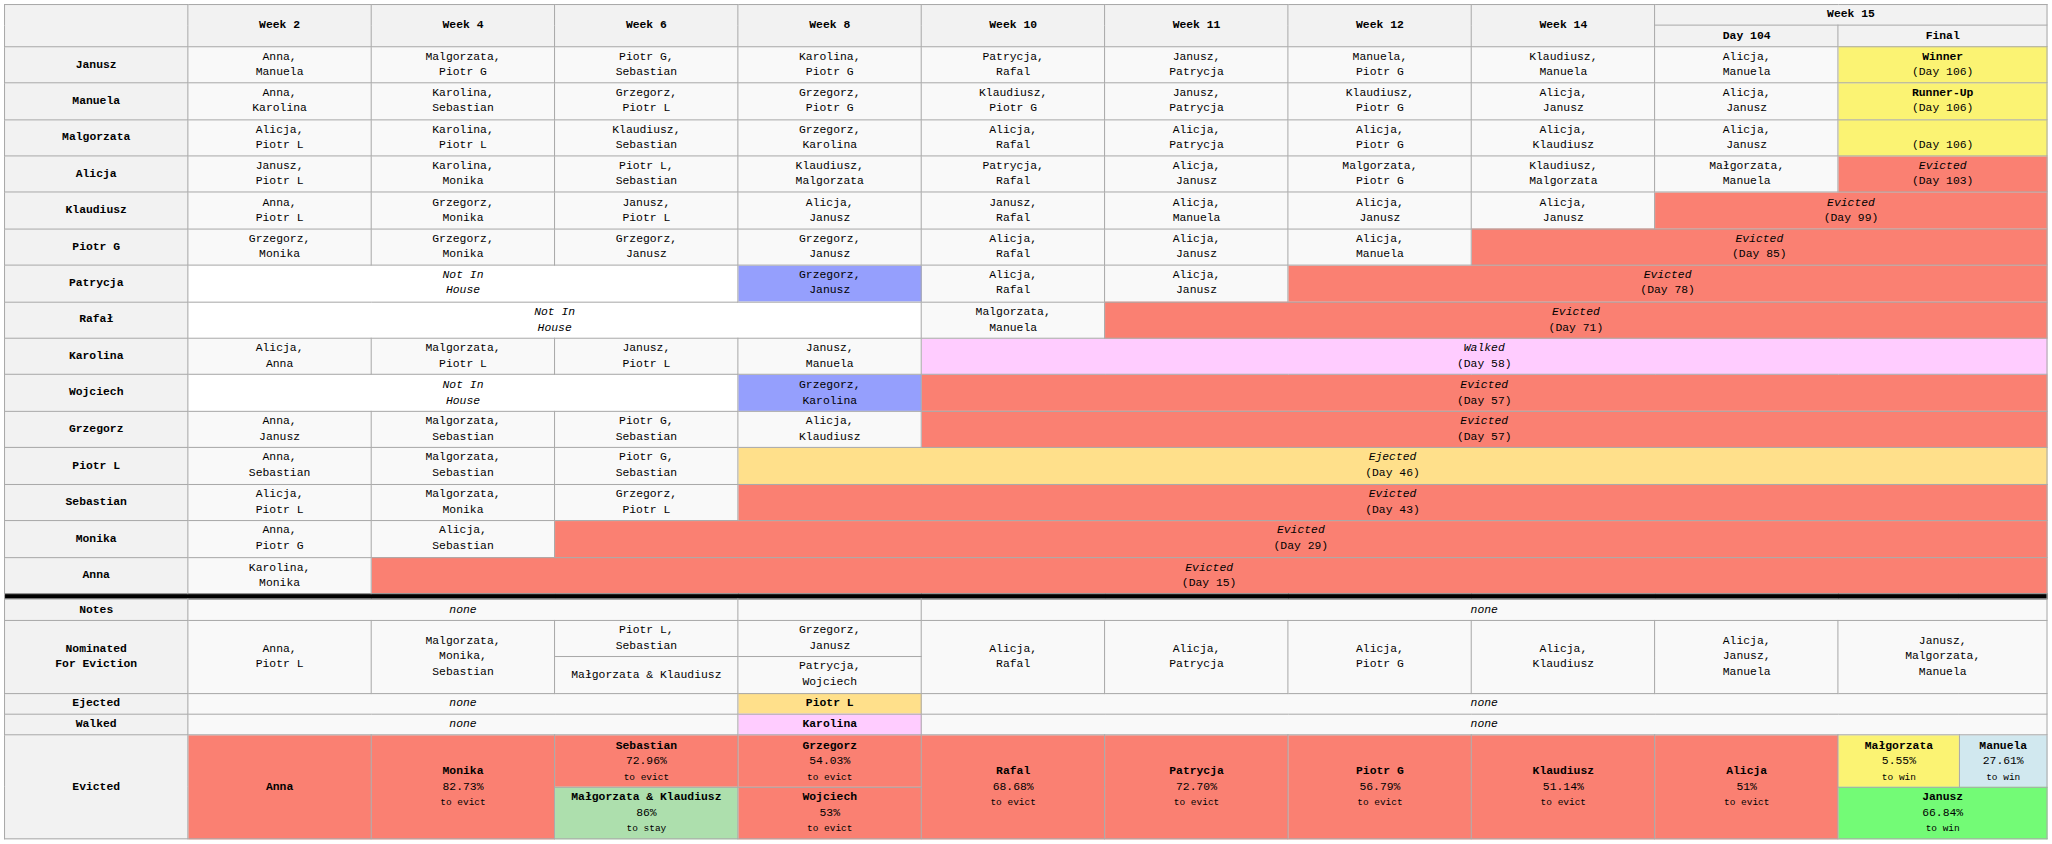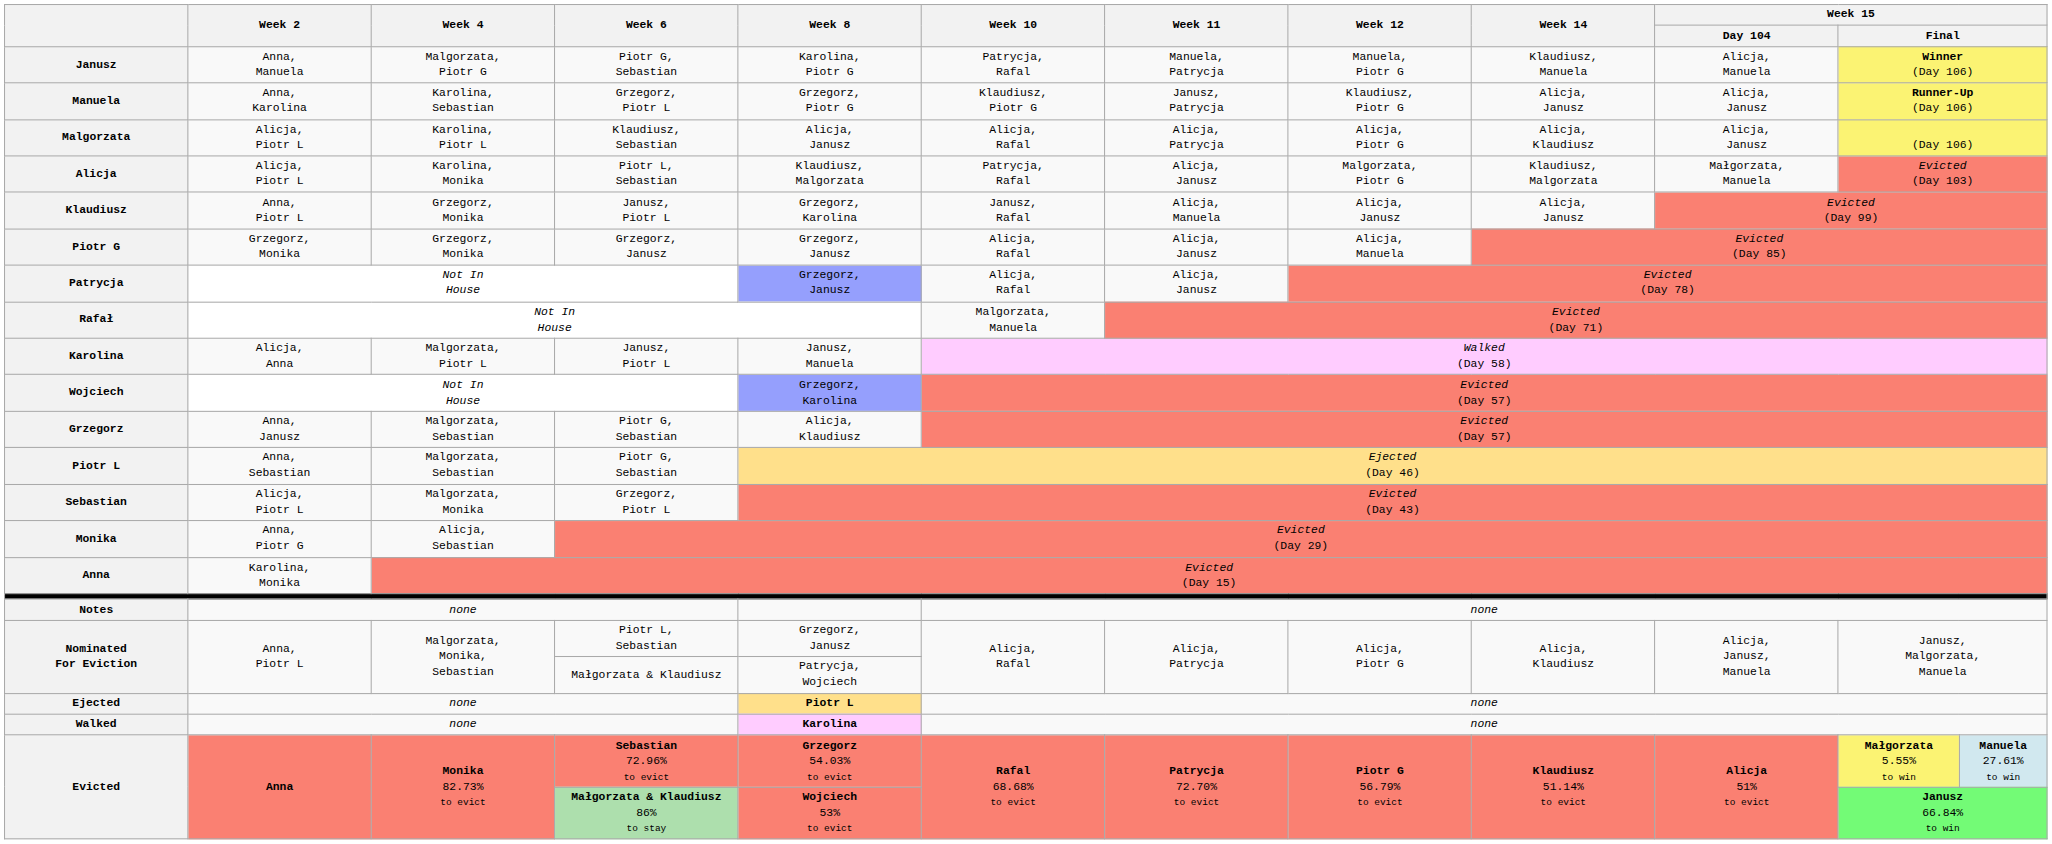(1197, 64) Janusz, Patrycja -> (1197, 64) Manuela, Patrycja
(830, 137) Grzegorz, Karolina -> (830, 137) Alicja, Janusz
(280, 174) Janusz, Piotr L -> (280, 174) Alicja, Piotr L
(830, 210) Alicja, Janusz -> (830, 210) Grzegorz, Karolina
